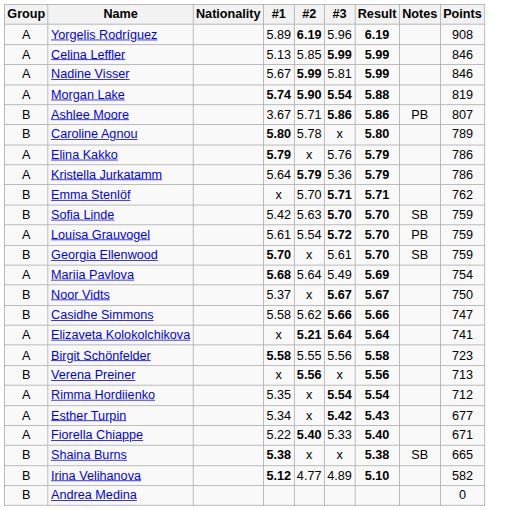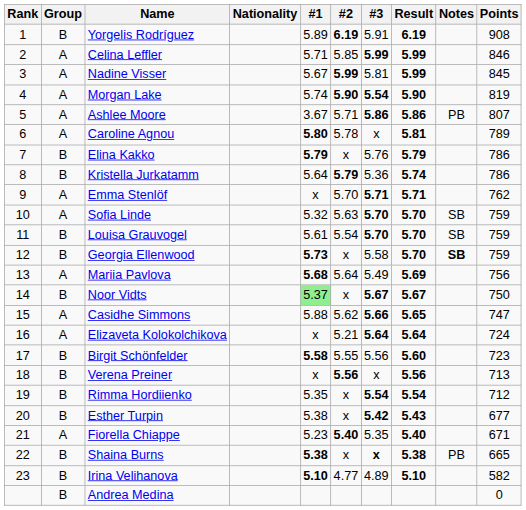+ column: (23, 14)
(26, 34) A -> (63, 34) B
(340, 34) 5.96 -> (376, 34) 5.91
(279, 54) 5.13 -> (315, 54) 5.71
(462, 74) 846 -> (499, 74) 845
(279, 94) bold -> (315, 94) normal
(377, 94) 5.88 -> (414, 94) 5.90
(26, 114) B -> (63, 114) A
(26, 134) B -> (63, 134) A
(377, 134) 5.80 -> (414, 134) 5.81
(26, 154) A -> (63, 154) B
(26, 174) A -> (63, 174) B
(377, 174) 5.79 -> (414, 174) 5.74
(26, 194) B -> (63, 194) A
(26, 214) B -> (63, 214) A
(279, 214) 5.42 -> (315, 214) 5.32
(26, 235) A -> (63, 235) B
(340, 235) 5.72 -> (376, 235) 5.70
(420, 235) PB -> (456, 235) SB
(279, 255) 5.70 -> (315, 255) 5.73
(340, 255) 5.61 -> (376, 255) 5.58
(420, 255) normal -> (456, 255) bold
(462, 275) 754 -> (499, 275) 756
(279, 295) no background -> (315, 295) lightgreen background
(26, 315) B -> (63, 315) A
(279, 315) 5.58 -> (315, 315) 5.88
(377, 315) 5.66 -> (414, 315) 5.65
(309, 335) bold -> (346, 335) normal
(462, 335) 741 -> (499, 335) 724
(26, 355) A -> (63, 355) B
(377, 355) 5.58 -> (414, 355) 5.60
(26, 395) A -> (63, 395) B
(26, 415) A -> (63, 415) B
(279, 415) 5.34 -> (315, 415) 5.38
(279, 435) 5.22 -> (315, 435) 5.23
(340, 435) 5.33 -> (376, 435) 5.35
(340, 455) normal -> (376, 455) bold
(420, 455) SB -> (456, 455) PB
(279, 475) 5.12 -> (315, 475) 5.10
